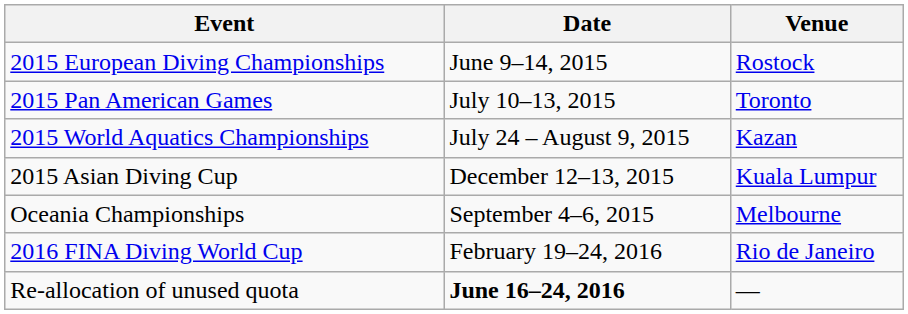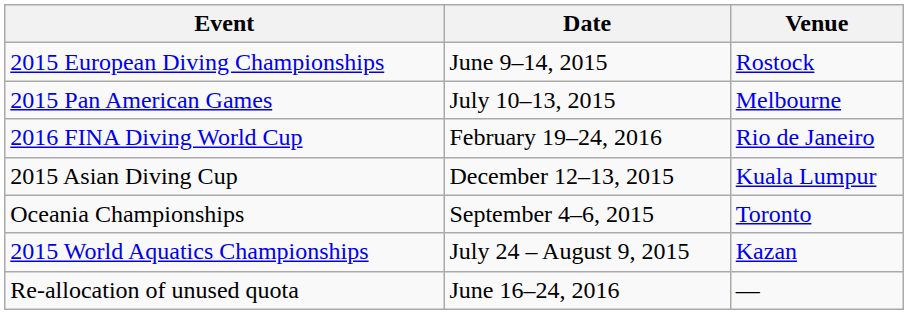(774, 99) Toronto -> (788, 99) Melbourne
rows swapped: (189, 137) <-> (156, 251)
(788, 213) Melbourne -> (774, 213) Toronto
(537, 289) bold -> (534, 289) normal
